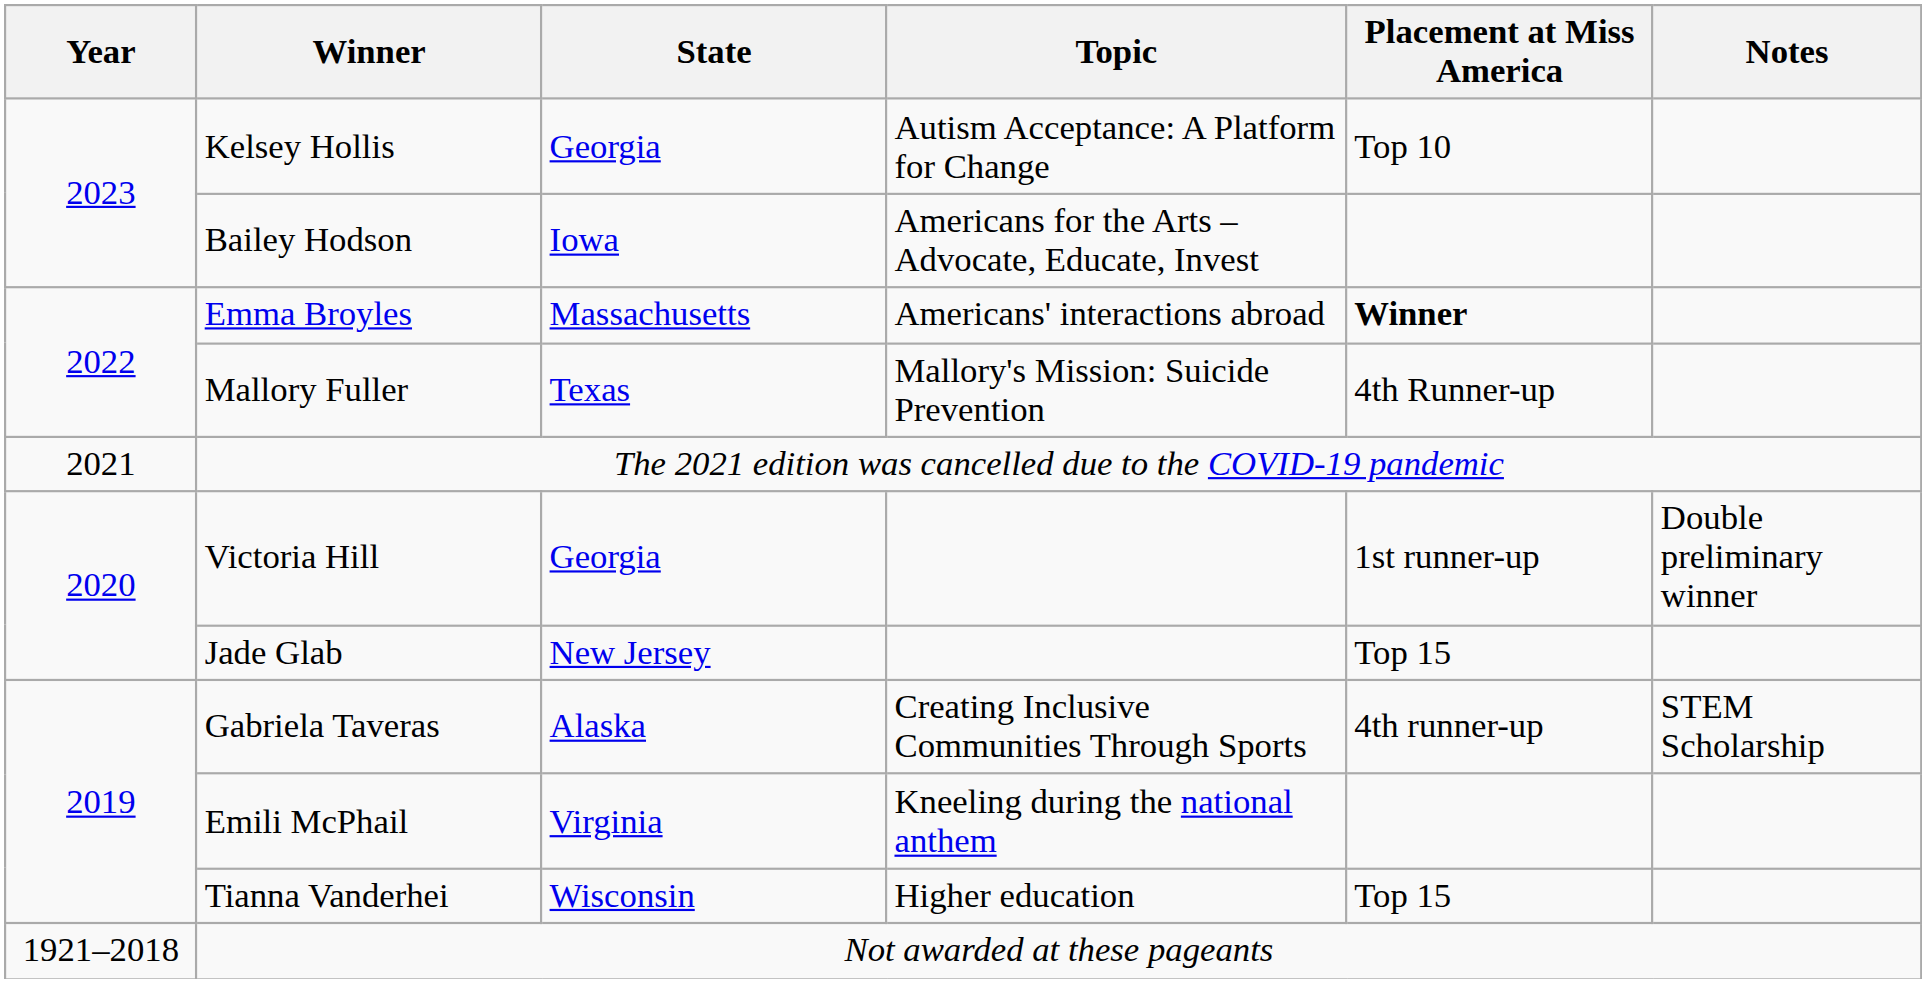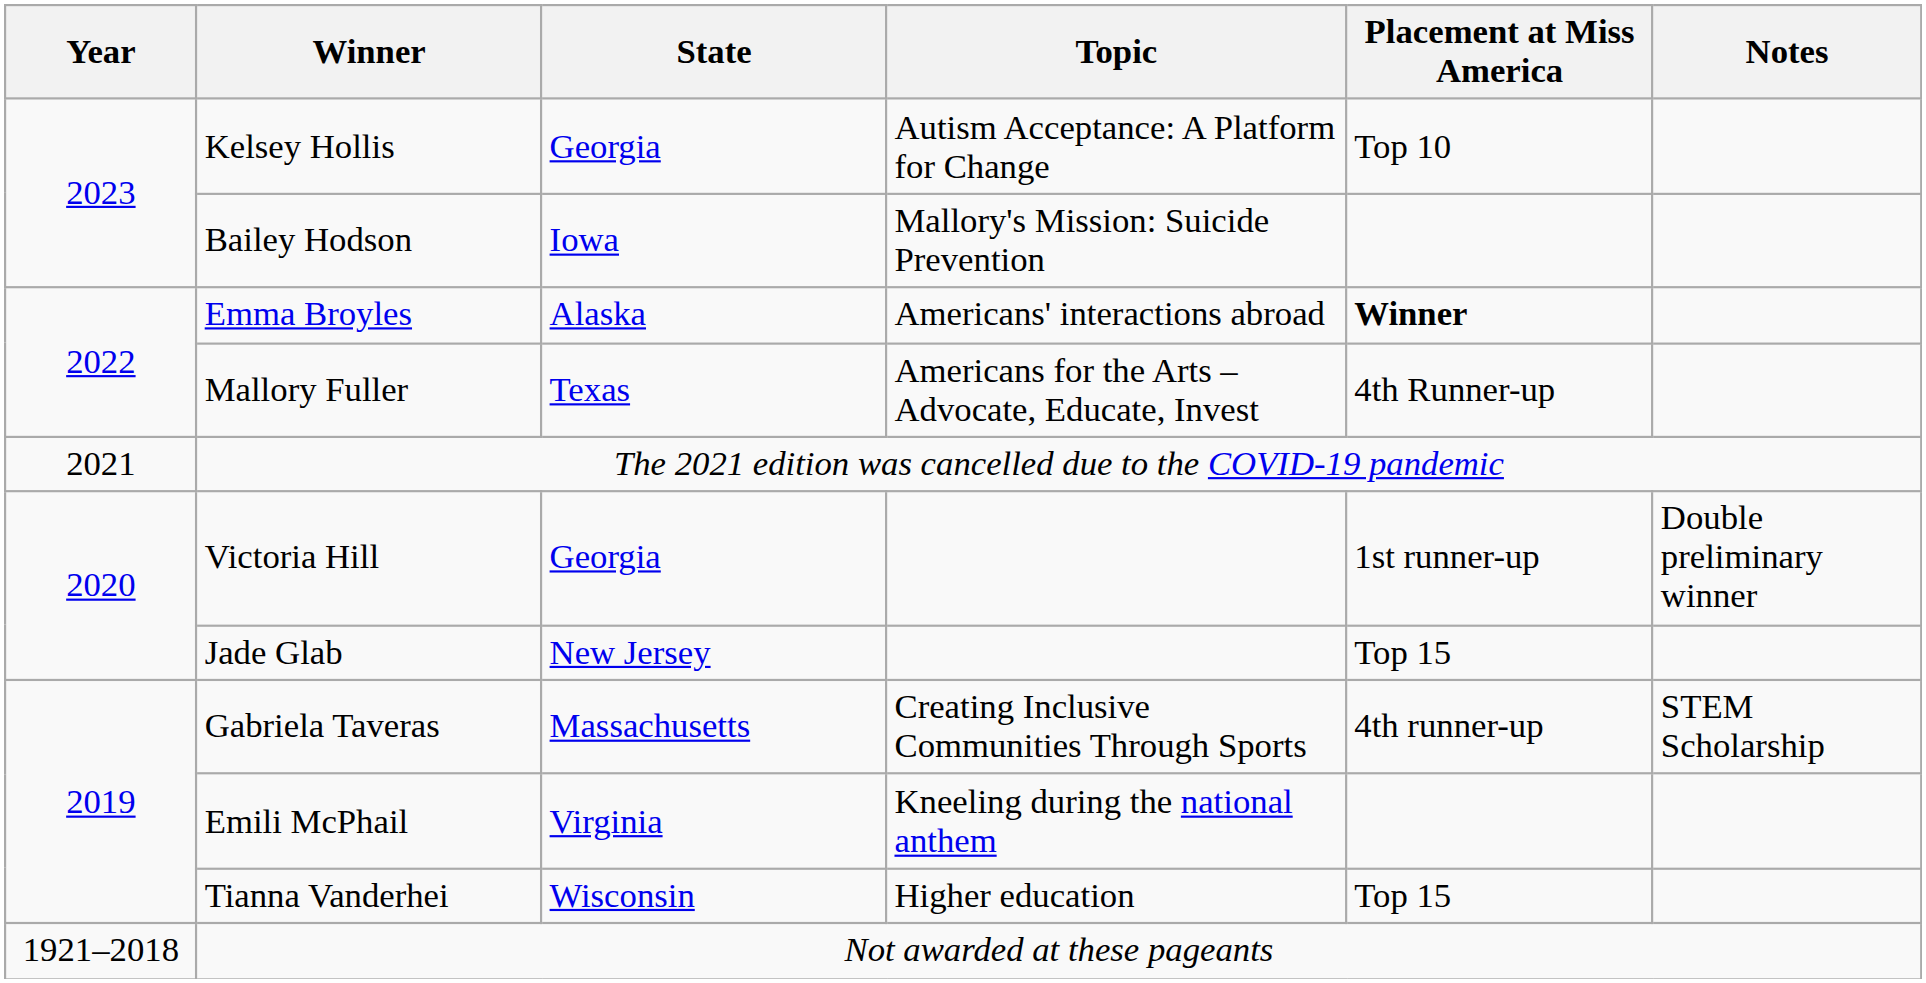(1077, 239) Americans for the Arts – Advocate, Educate, Invest -> (1082, 239) Mallory's Mission: Suicide Prevention
(650, 314) Massachusetts -> (598, 314) Alaska
(1082, 388) Mallory's Mission: Suicide Prevention -> (1077, 388) Americans for the Arts – Advocate, Educate, Invest
(598, 726) Alaska -> (650, 726) Massachusetts
